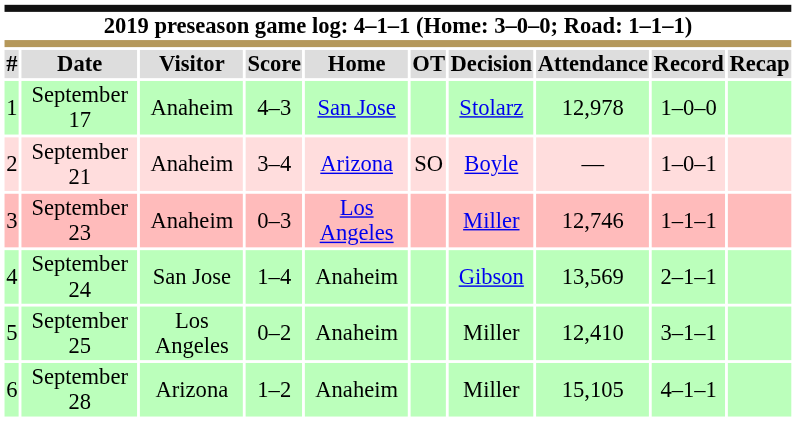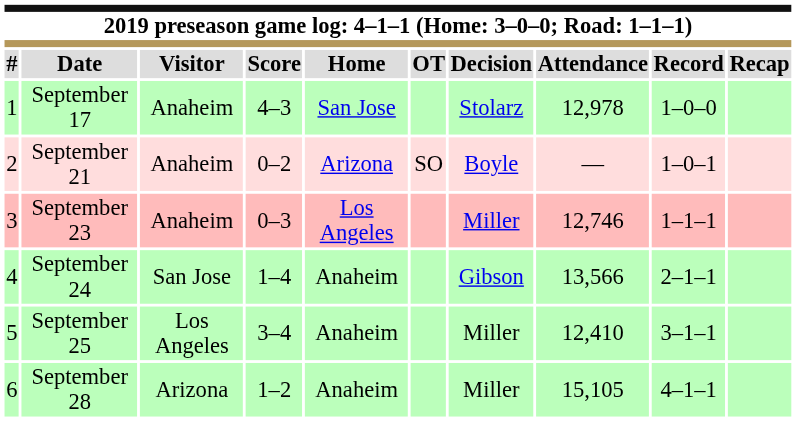(274, 163) 3–4 -> (274, 163) 0–2
(593, 276) 13,569 -> (593, 276) 13,566
(274, 333) 0–2 -> (274, 333) 3–4
